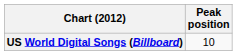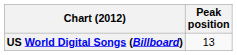(209, 42) 10 -> (209, 42) 13
